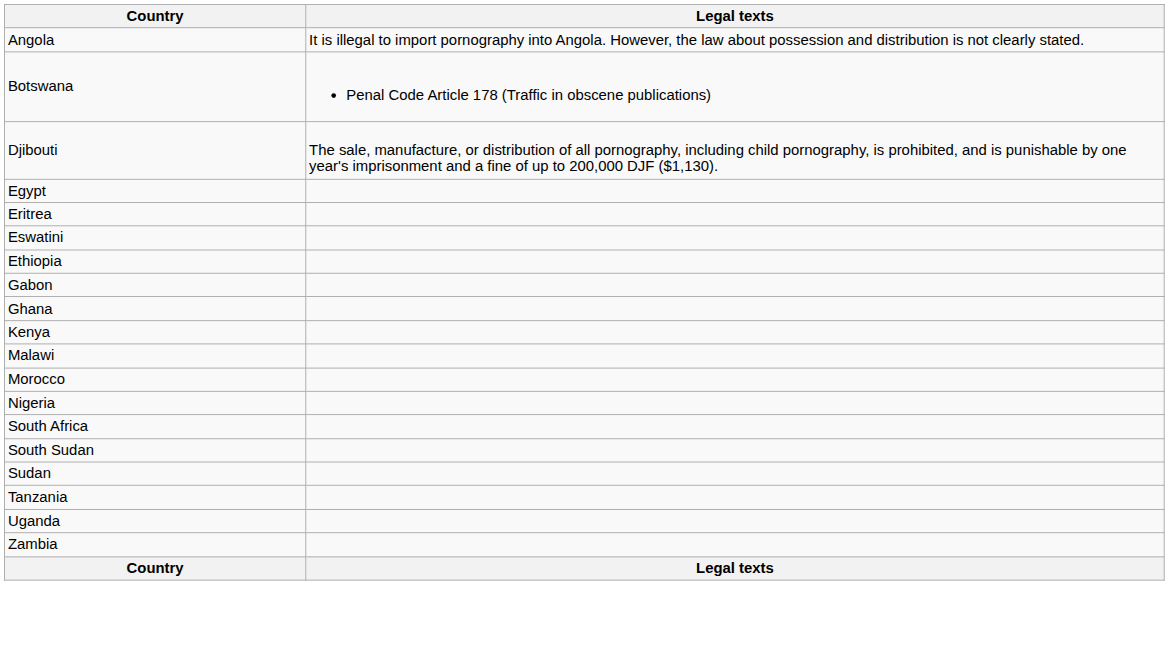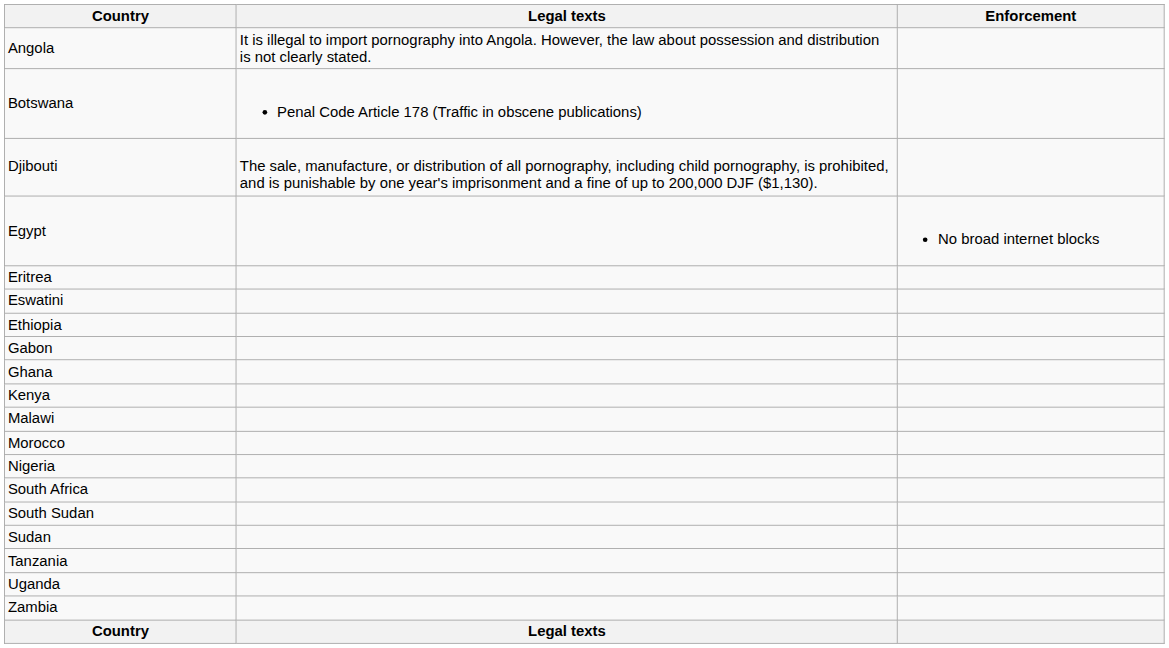+ column: (1031, 16)
